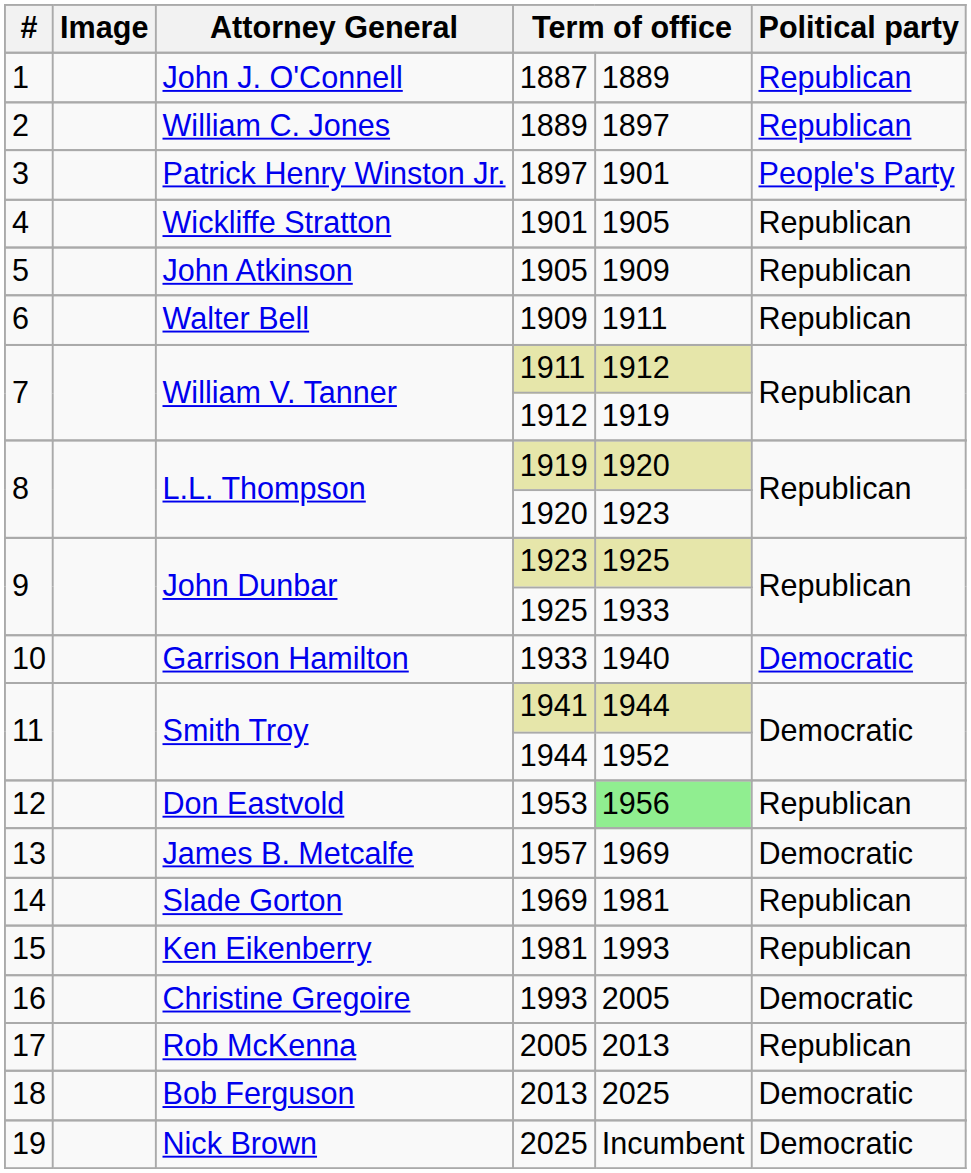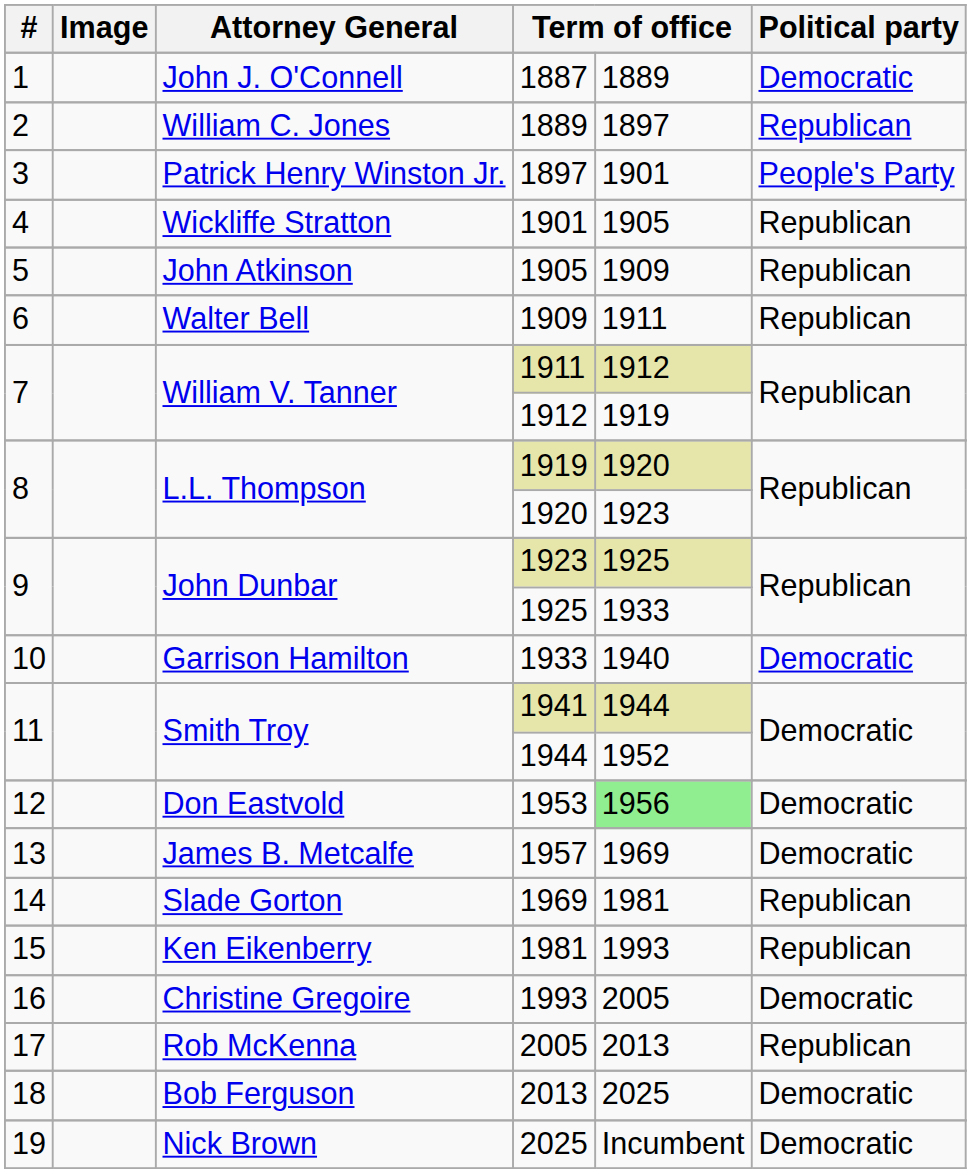(835, 77) Republican -> (836, 77) Democratic
(835, 804) Republican -> (836, 804) Democratic
